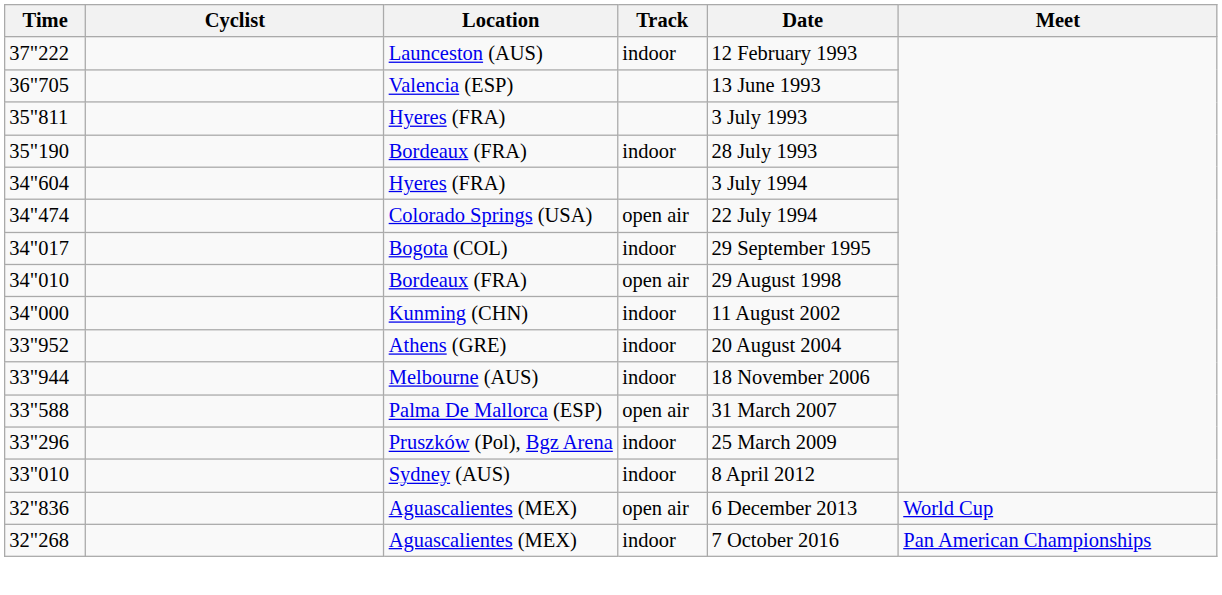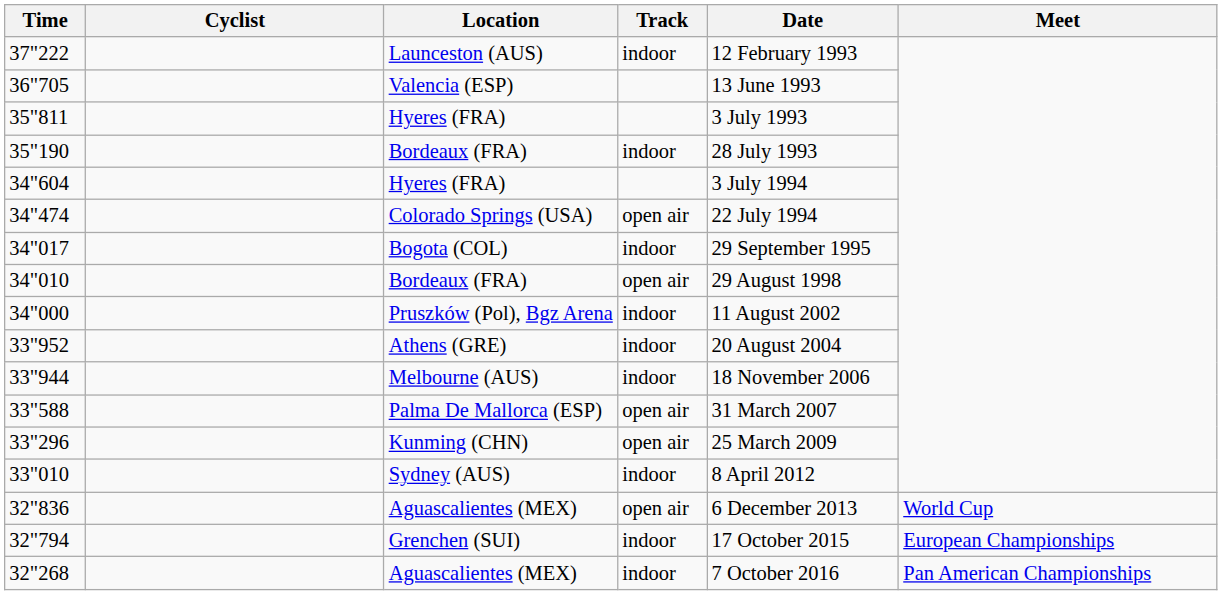(458, 313) Kunming (CHN) -> (501, 313) Pruszków (Pol), Bgz Arena
(501, 442) Pruszków (Pol), Bgz Arena -> (458, 442) Kunming (CHN)
(649, 442) indoor -> (656, 442) open air
+ row: (39, 540)
